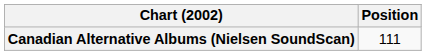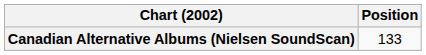(390, 38) 111 -> (390, 38) 133
